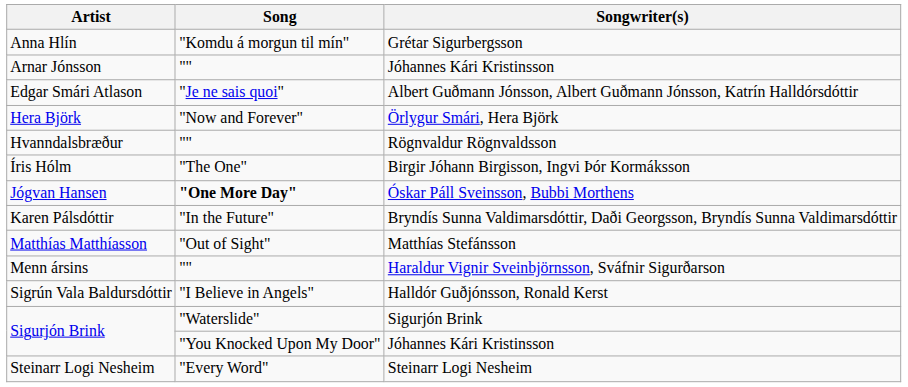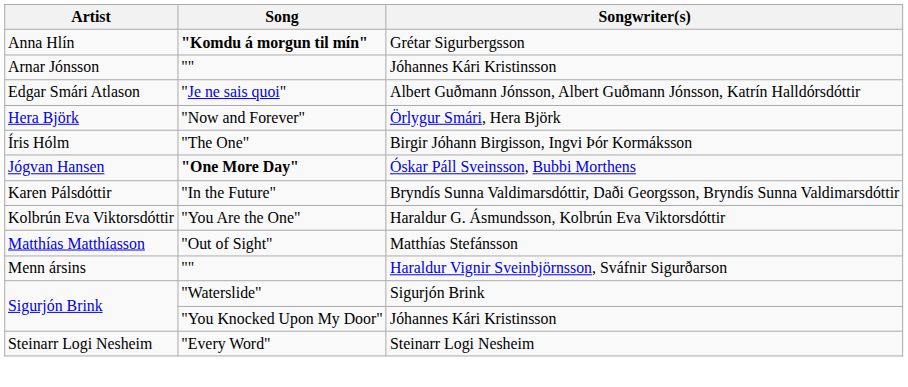(264, 42) normal -> (275, 42) bold
- row: (67, 142)
+ row: (91, 218)
- row: (91, 293)
